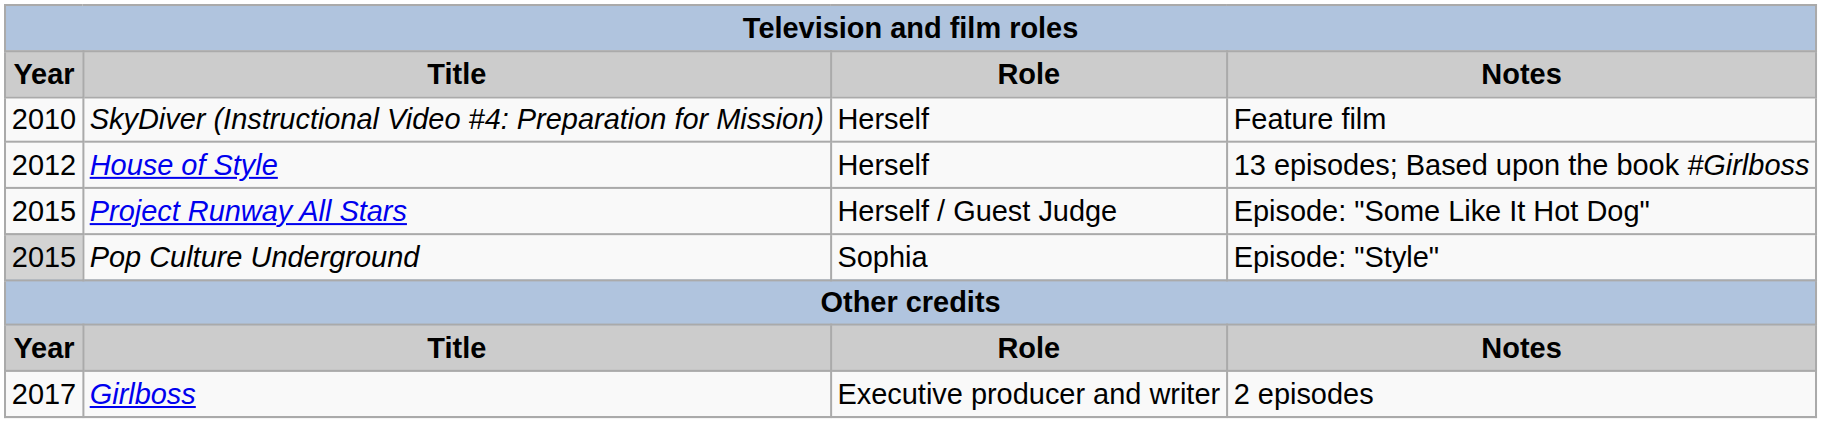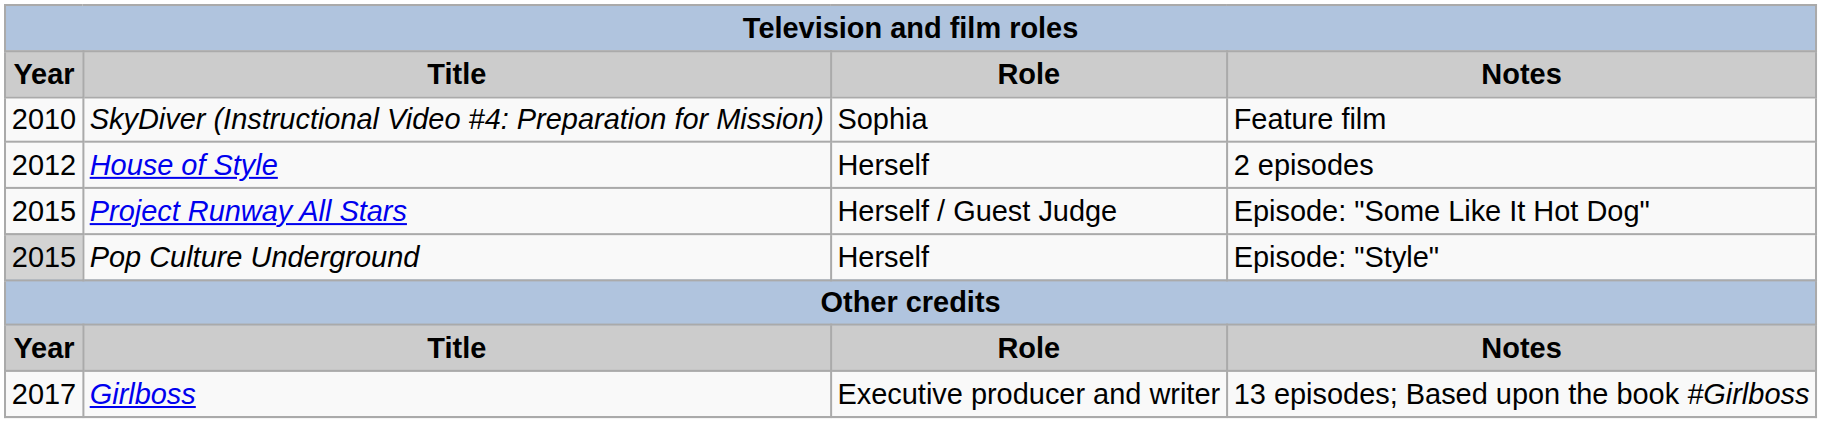(883, 120) Herself -> (882, 120) Sophia
(1522, 165) 13 episodes; Based upon the book #Girlboss -> (1304, 165) 2 episodes
(882, 257) Sophia -> (883, 257) Herself
(1304, 394) 2 episodes -> (1522, 394) 13 episodes; Based upon the book #Girlboss
